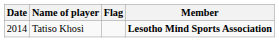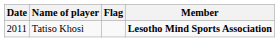(17, 28) 2014 -> (17, 28) 2011
